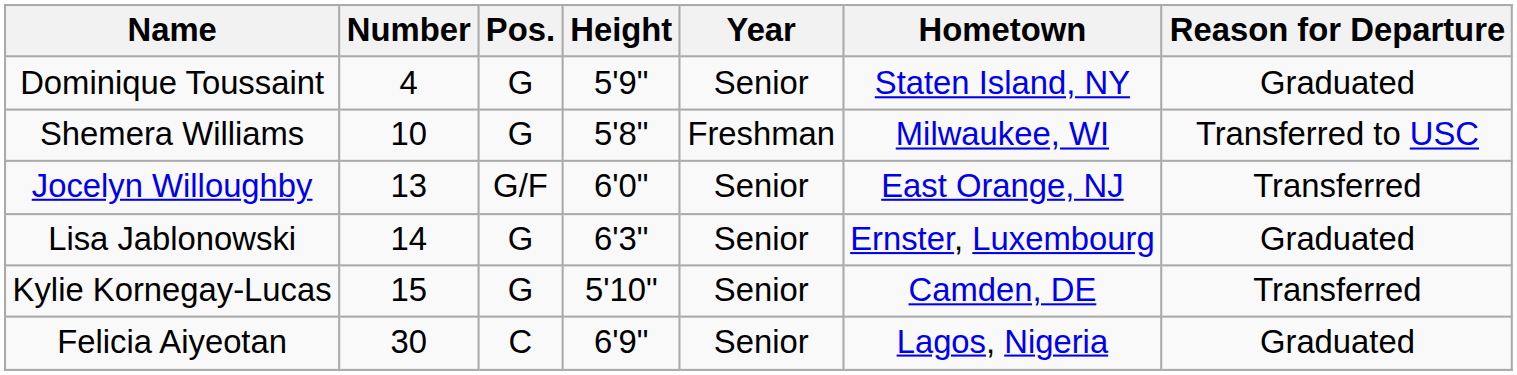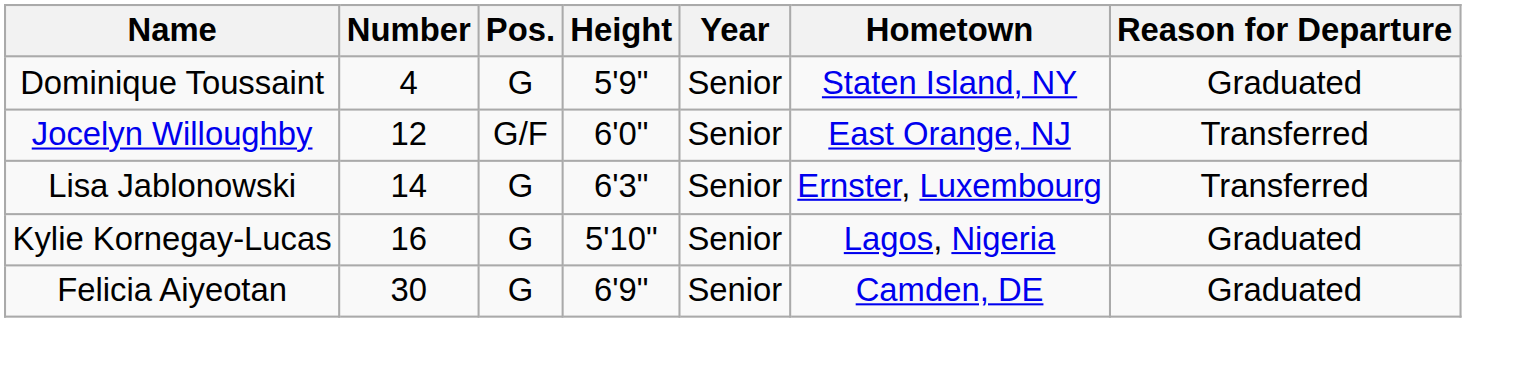- row: (172, 134)
(409, 186) 13 -> (409, 134) 12
(1337, 238) Graduated -> (1285, 186) Transferred
(409, 290) 15 -> (409, 238) 16
(1002, 290) Camden, DE -> (950, 238) Lagos, Nigeria
(1337, 290) Transferred -> (1285, 238) Graduated
(520, 342) C -> (520, 290) G
(1002, 342) Lagos, Nigeria -> (950, 290) Camden, DE
